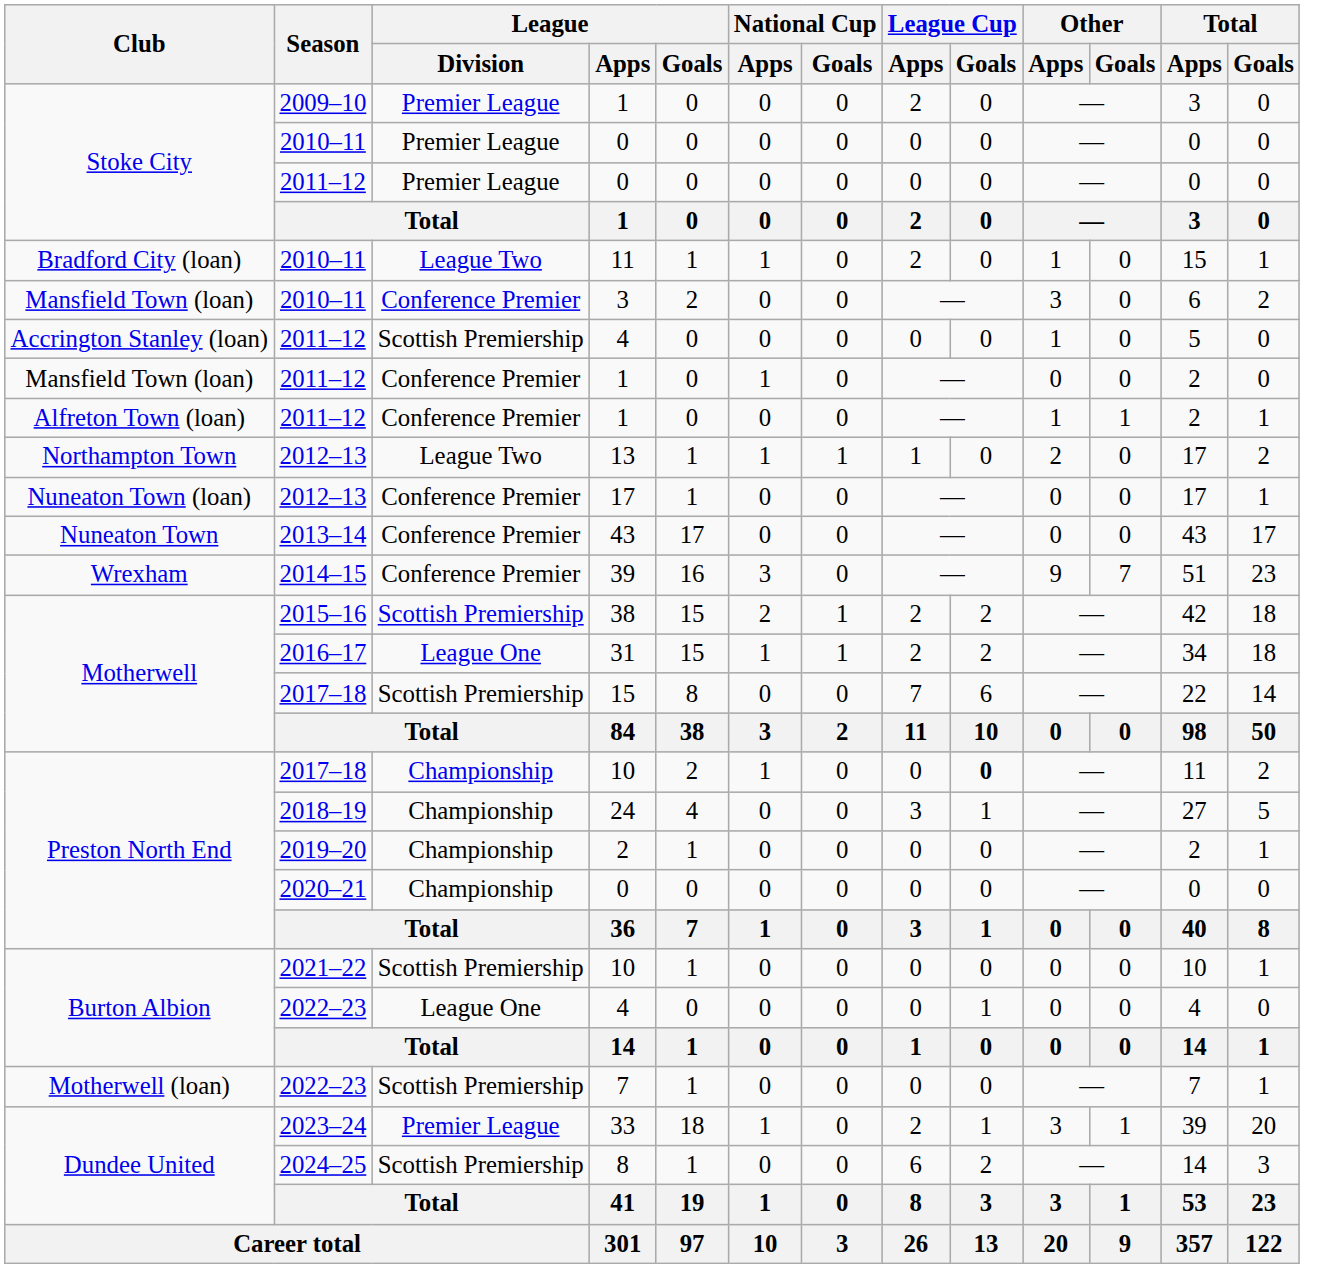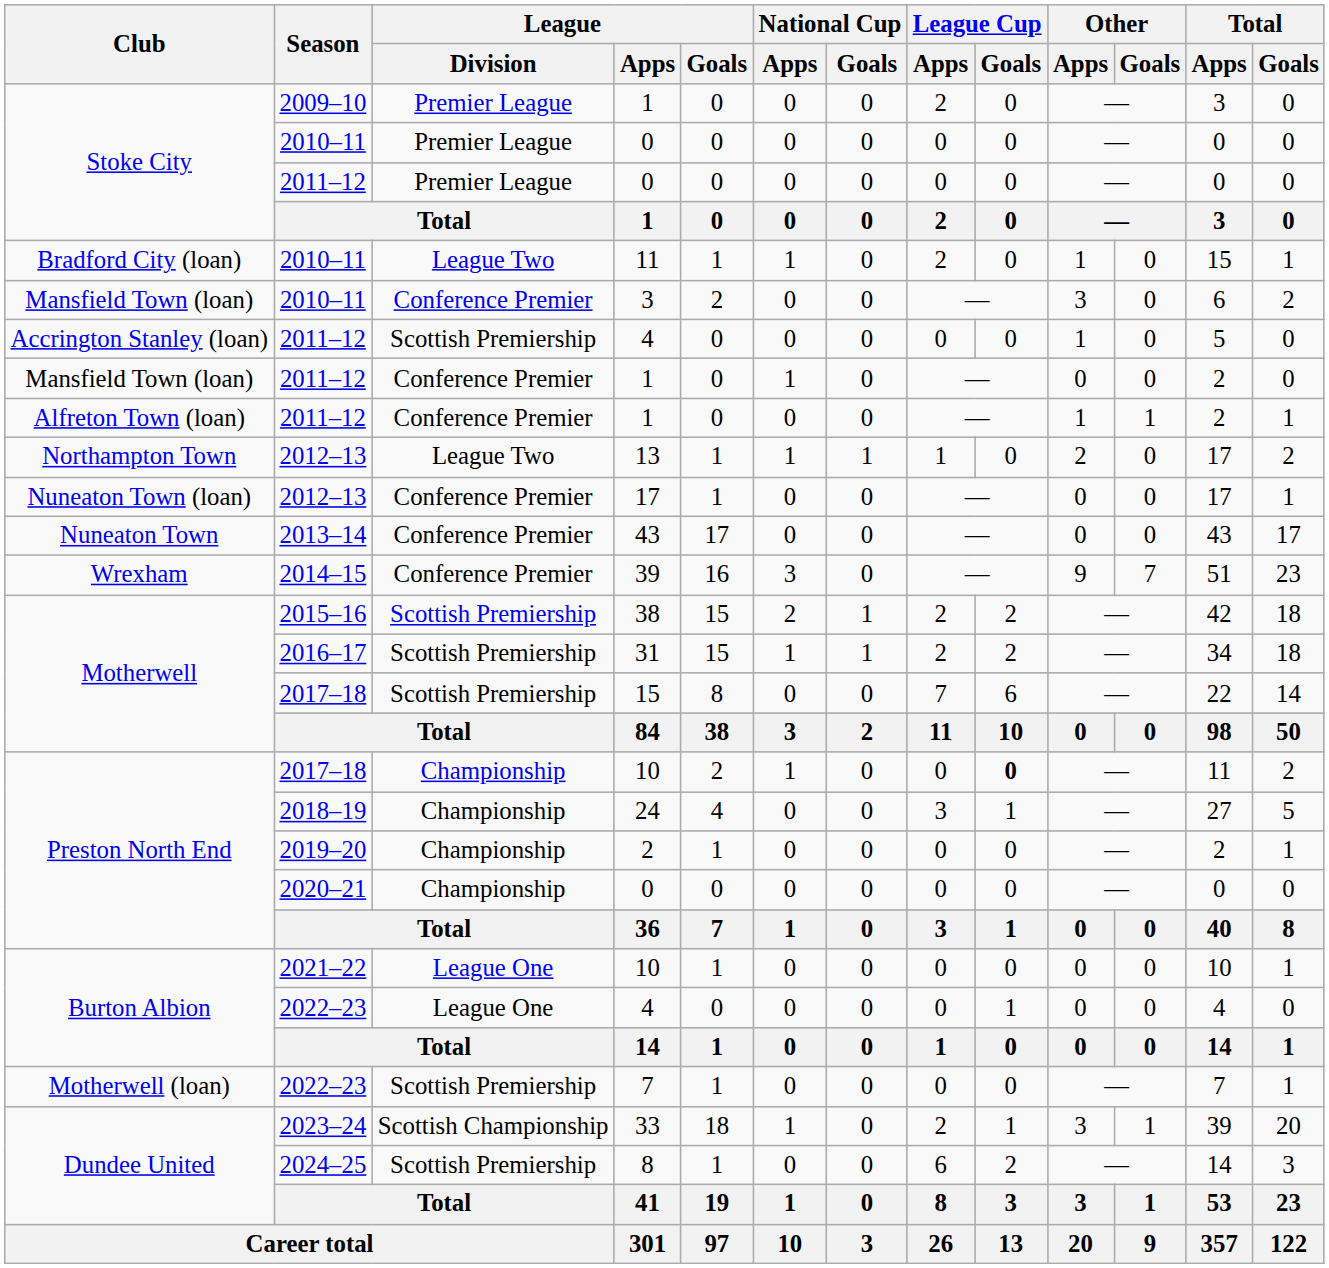(481, 653) League One -> (493, 653) Scottish Premiership
(481, 968) Scottish Premiership -> (493, 968) League One
(481, 1125) Premier League -> (493, 1125) Scottish Championship
